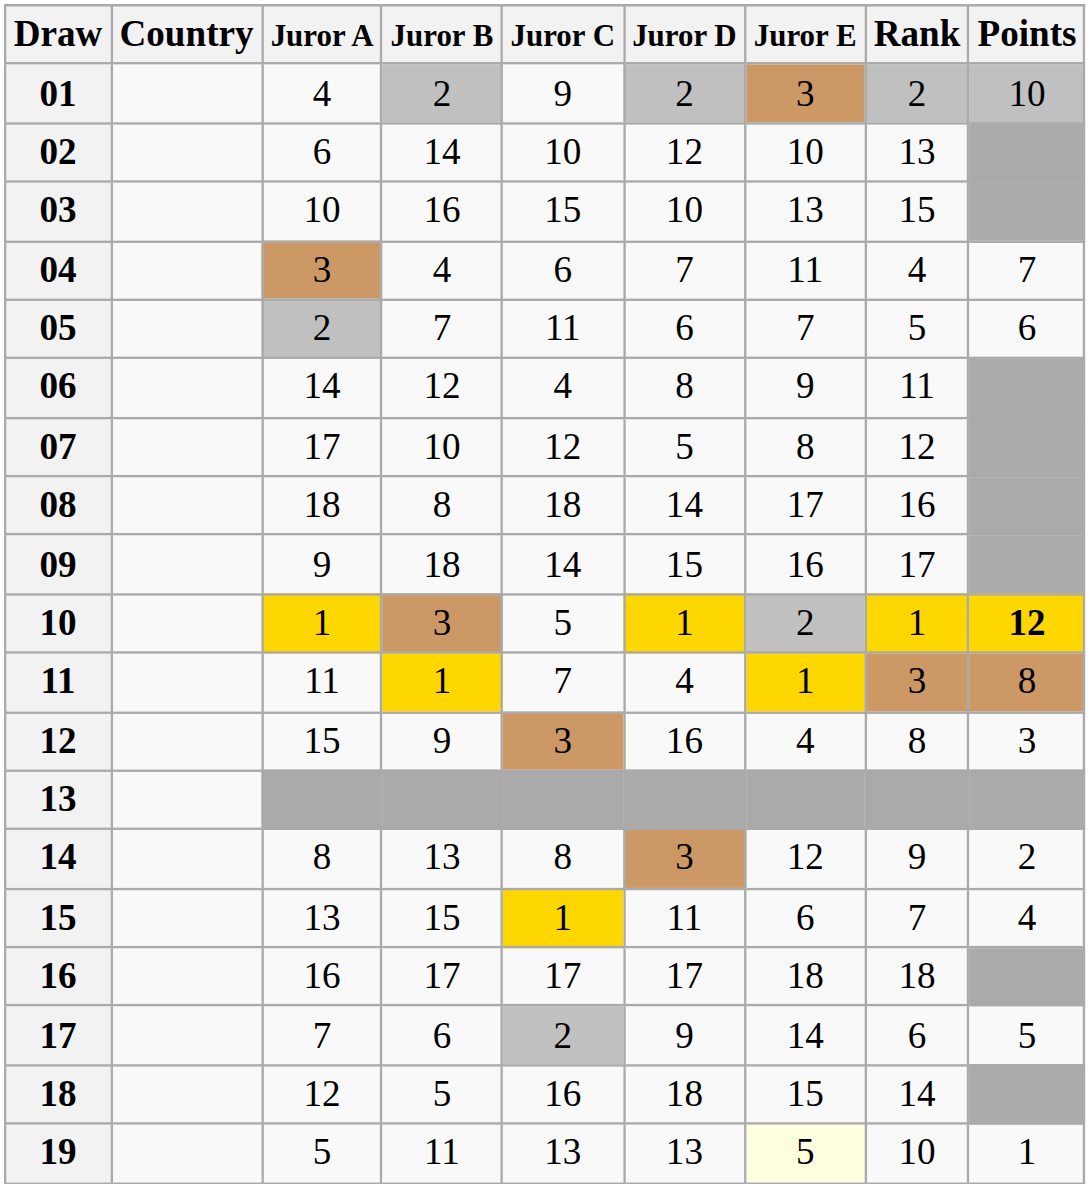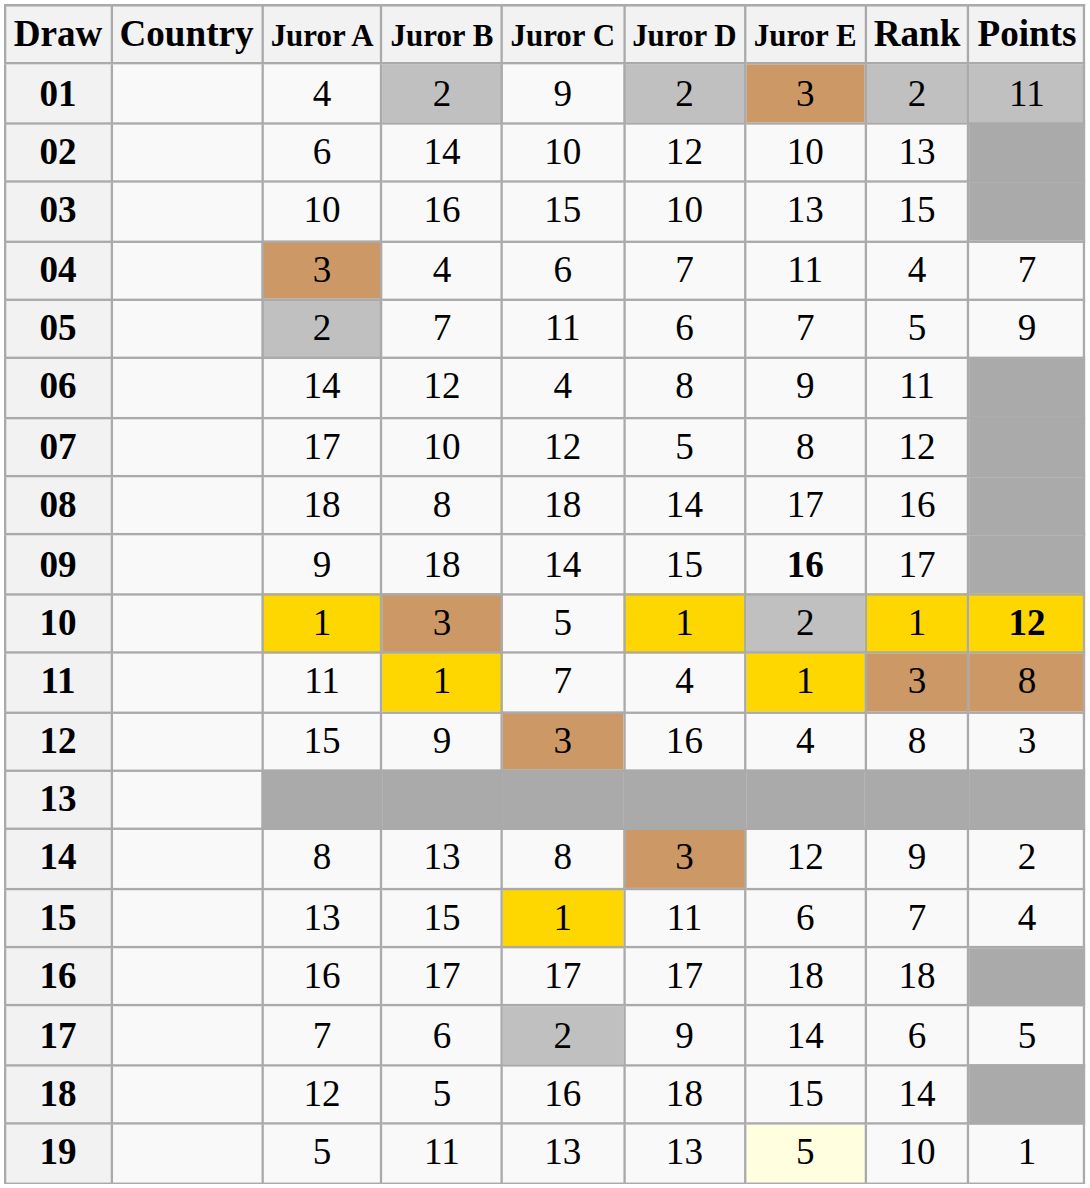(1027, 92) 10 -> (1027, 92) 11
(1027, 328) 6 -> (1027, 328) 9
(805, 563) normal -> (805, 563) bold
